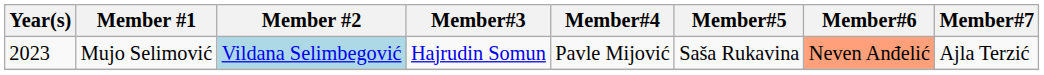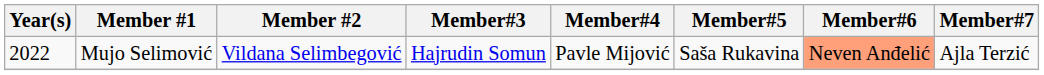(30, 52) 2023 -> (30, 52) 2022
(312, 52) lightblue background -> (312, 52) no background
